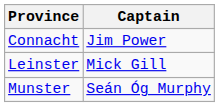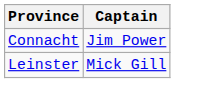- row: (39, 89)
